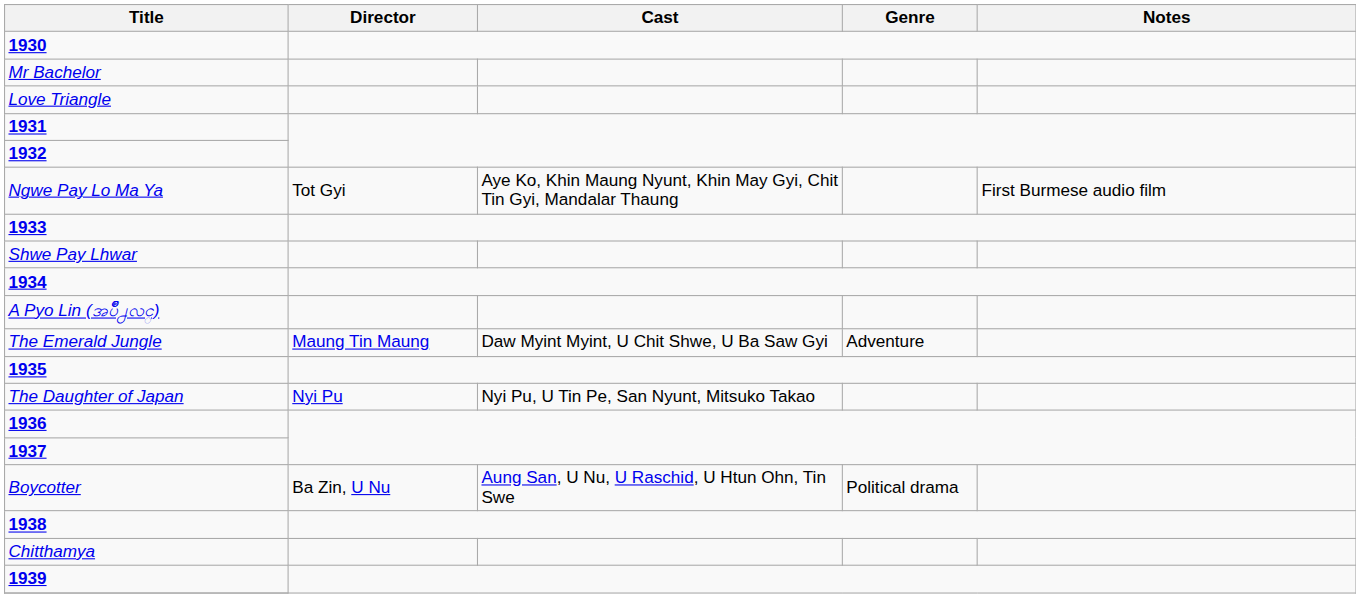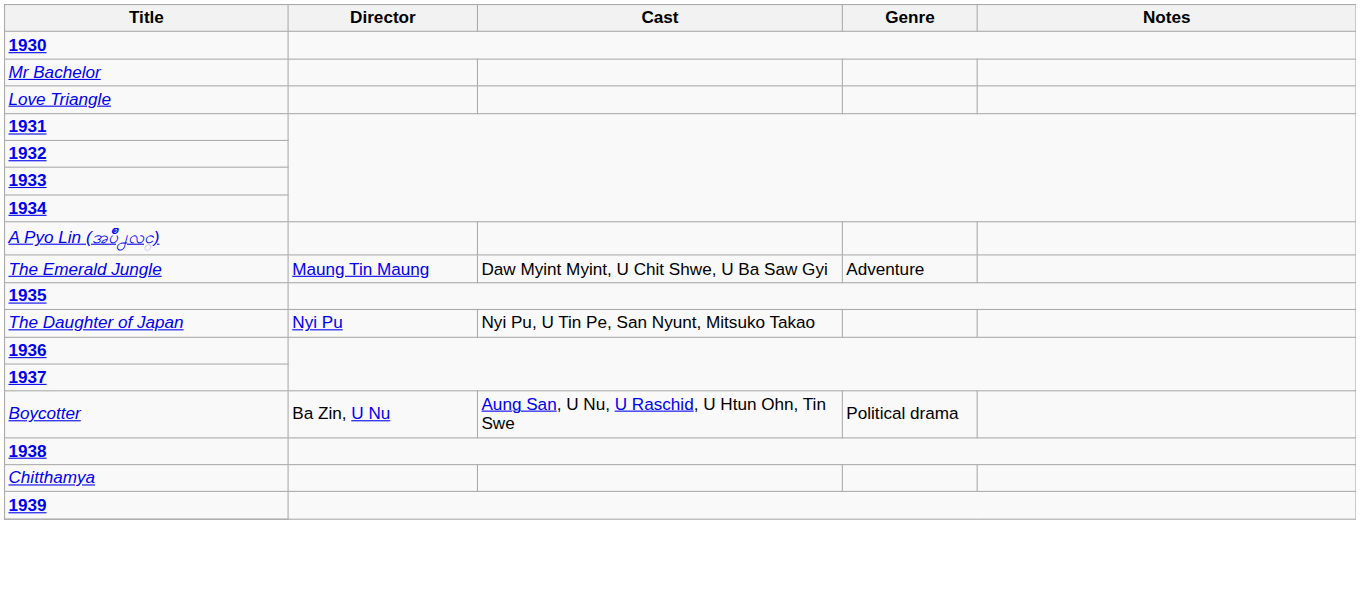- row: (86, 190)
- row: (73, 254)
